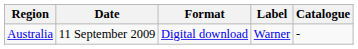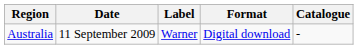columns swapped: (272, 14) <-> (205, 14)
